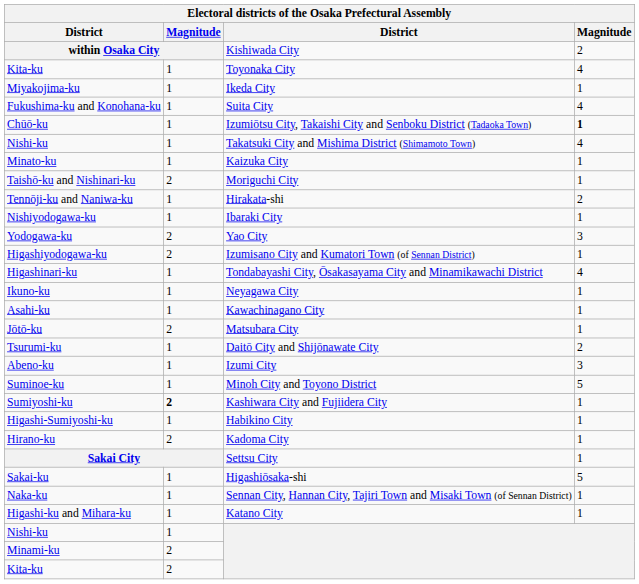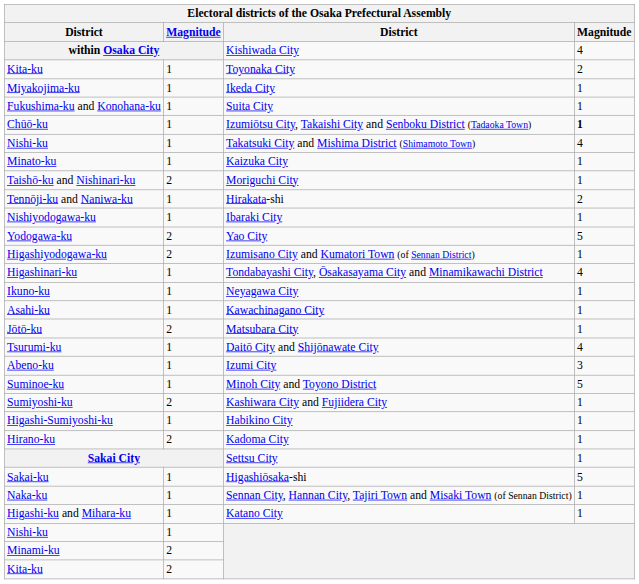(580, 50) 2 -> (580, 50) 4
(580, 69) 4 -> (580, 69) 2
(580, 106) 4 -> (580, 106) 1
(580, 236) 3 -> (580, 236) 5
(580, 347) 2 -> (580, 347) 4
(169, 402) bold -> (169, 402) normal
